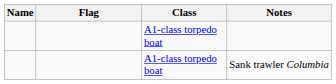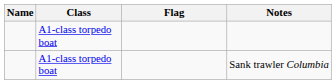columns swapped: (89, 13) <-> (184, 13)
